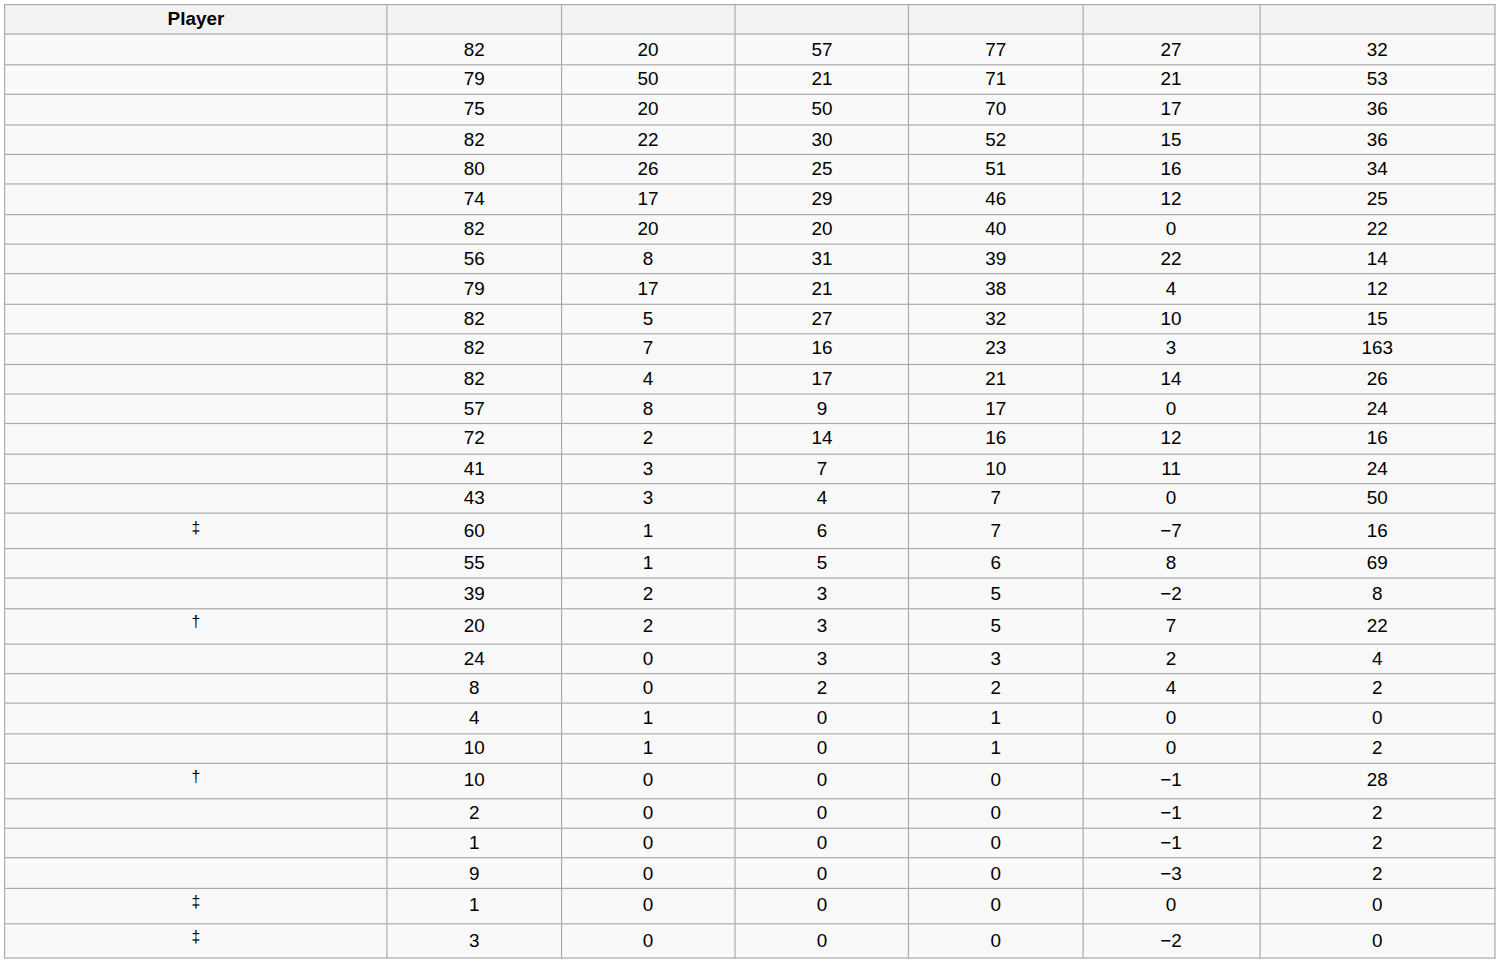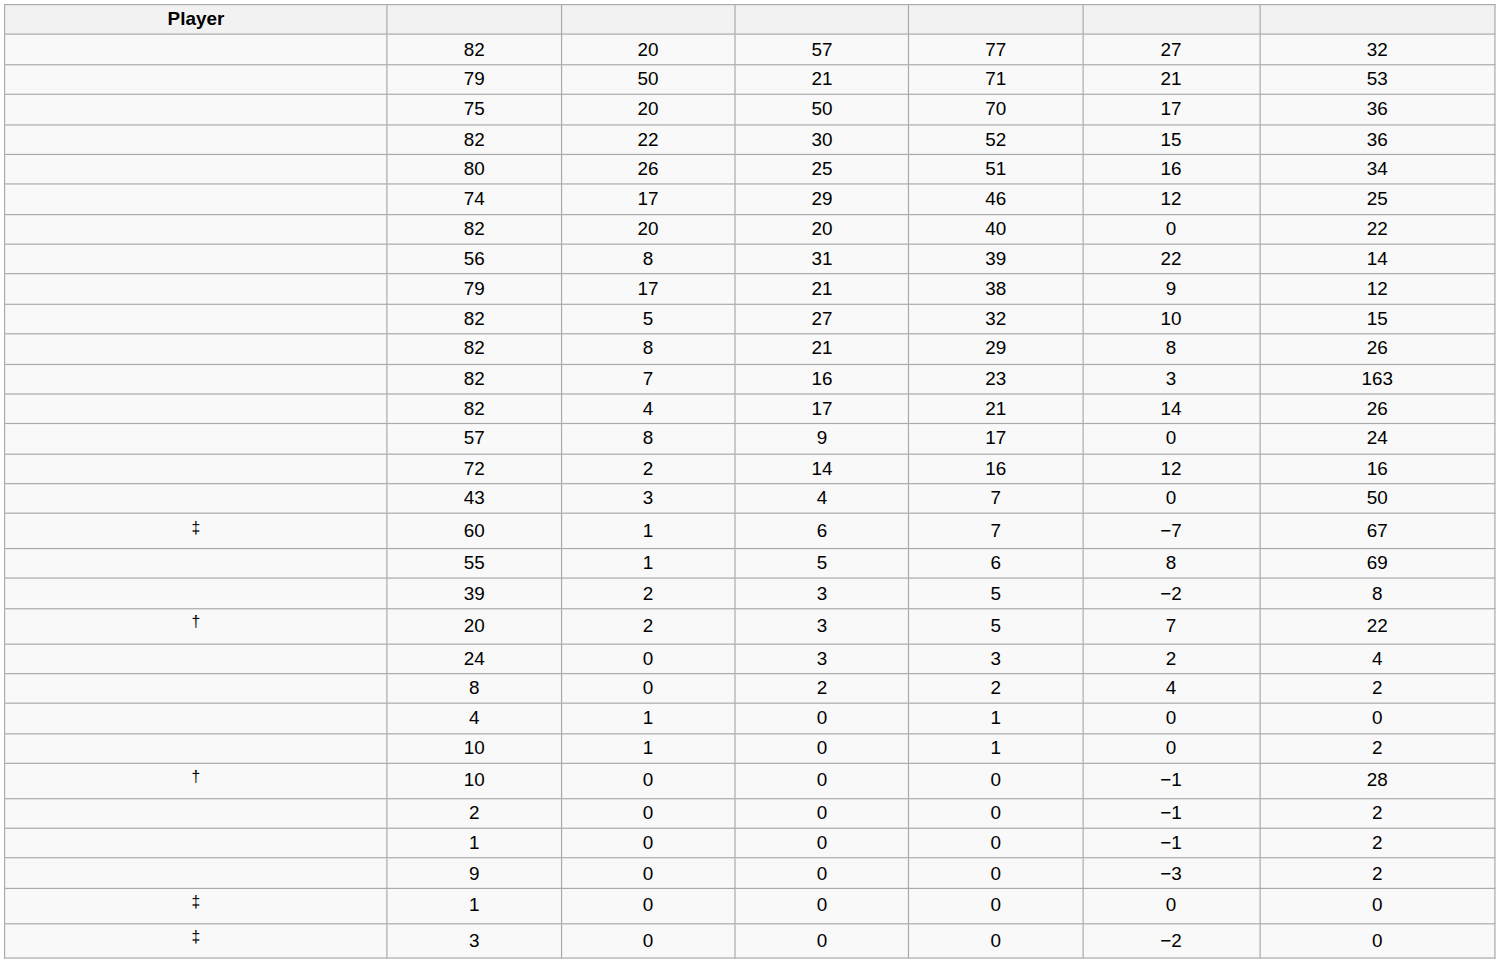(1171, 288) 4 -> (1171, 288) 9
+ row: (474, 348)
- row: (474, 468)
(1377, 531) 16 -> (1377, 531) 67
